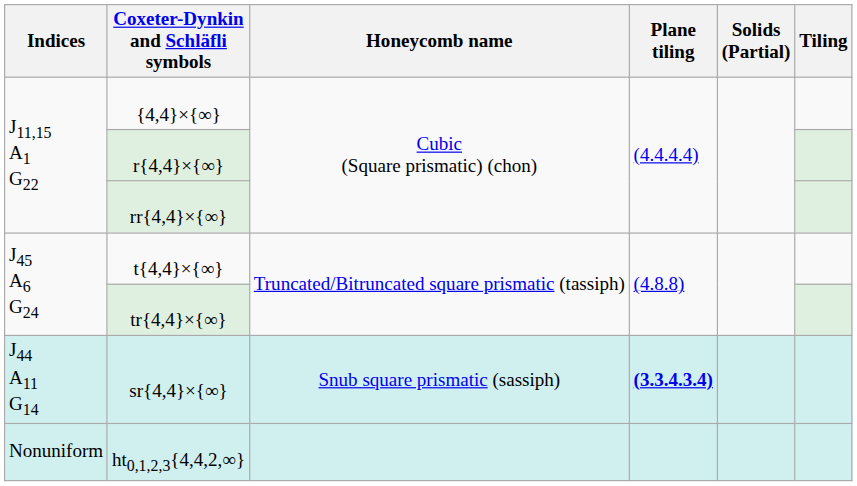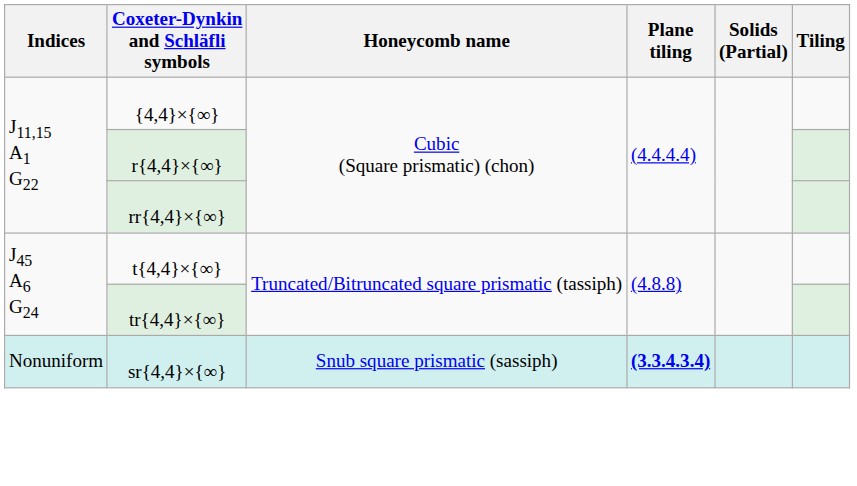(24, 379) J44 A11 G14 -> (56, 361) Nonuniform
- row: (178, 462)
